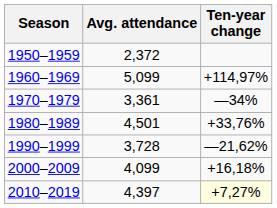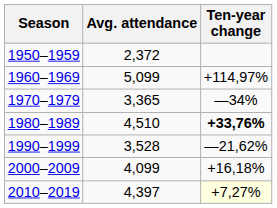(142, 100) 3,361 -> (142, 100) 3,365
(142, 123) 4,501 -> (142, 123) 4,510
(236, 123) normal -> (236, 123) bold
(142, 146) 3,728 -> (142, 146) 3,528
